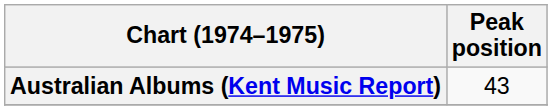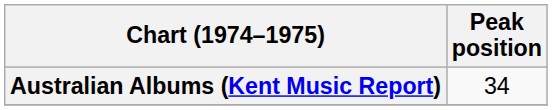(497, 85) 43 -> (497, 85) 34
